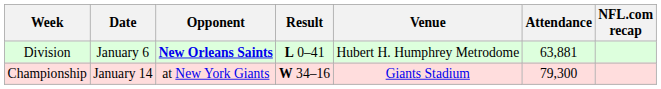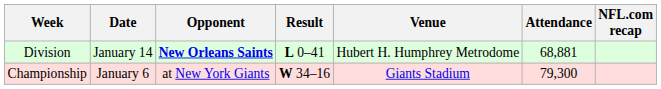(123, 52) January 6 -> (123, 52) January 14
(559, 52) 63,881 -> (559, 52) 68,881
(123, 73) January 14 -> (123, 73) January 6
